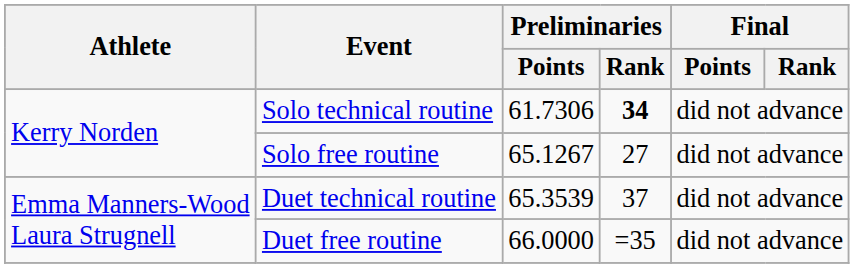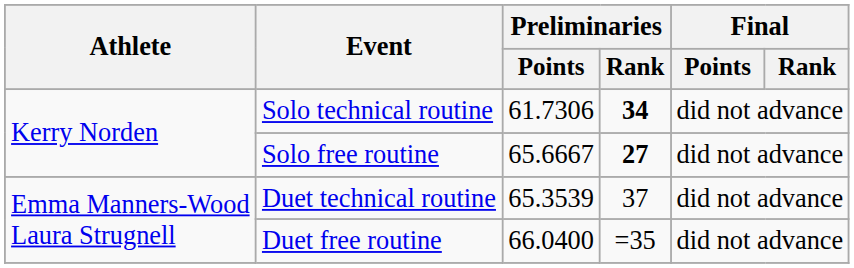(551, 154) 65.1267 -> (551, 154) 65.6667
(635, 154) normal -> (635, 154) bold
(551, 241) 66.0000 -> (551, 241) 66.0400
